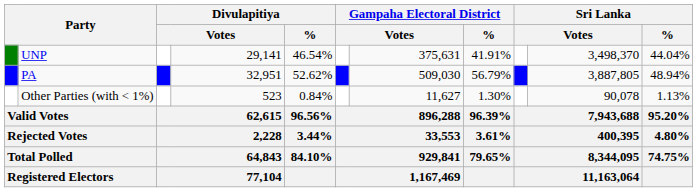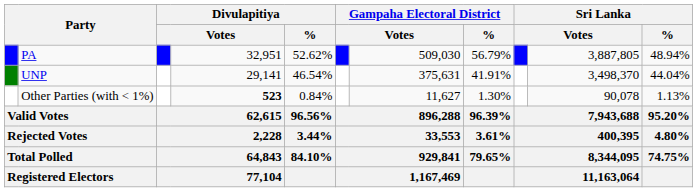rows swapped: (29, 75) <-> (34, 55)
(272, 95) normal -> (272, 95) bold
